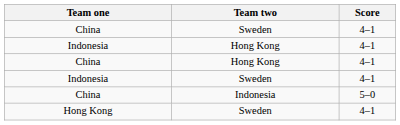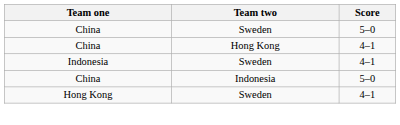(367, 29) 4–1 -> (367, 29) 5–0
- row: (88, 45)
